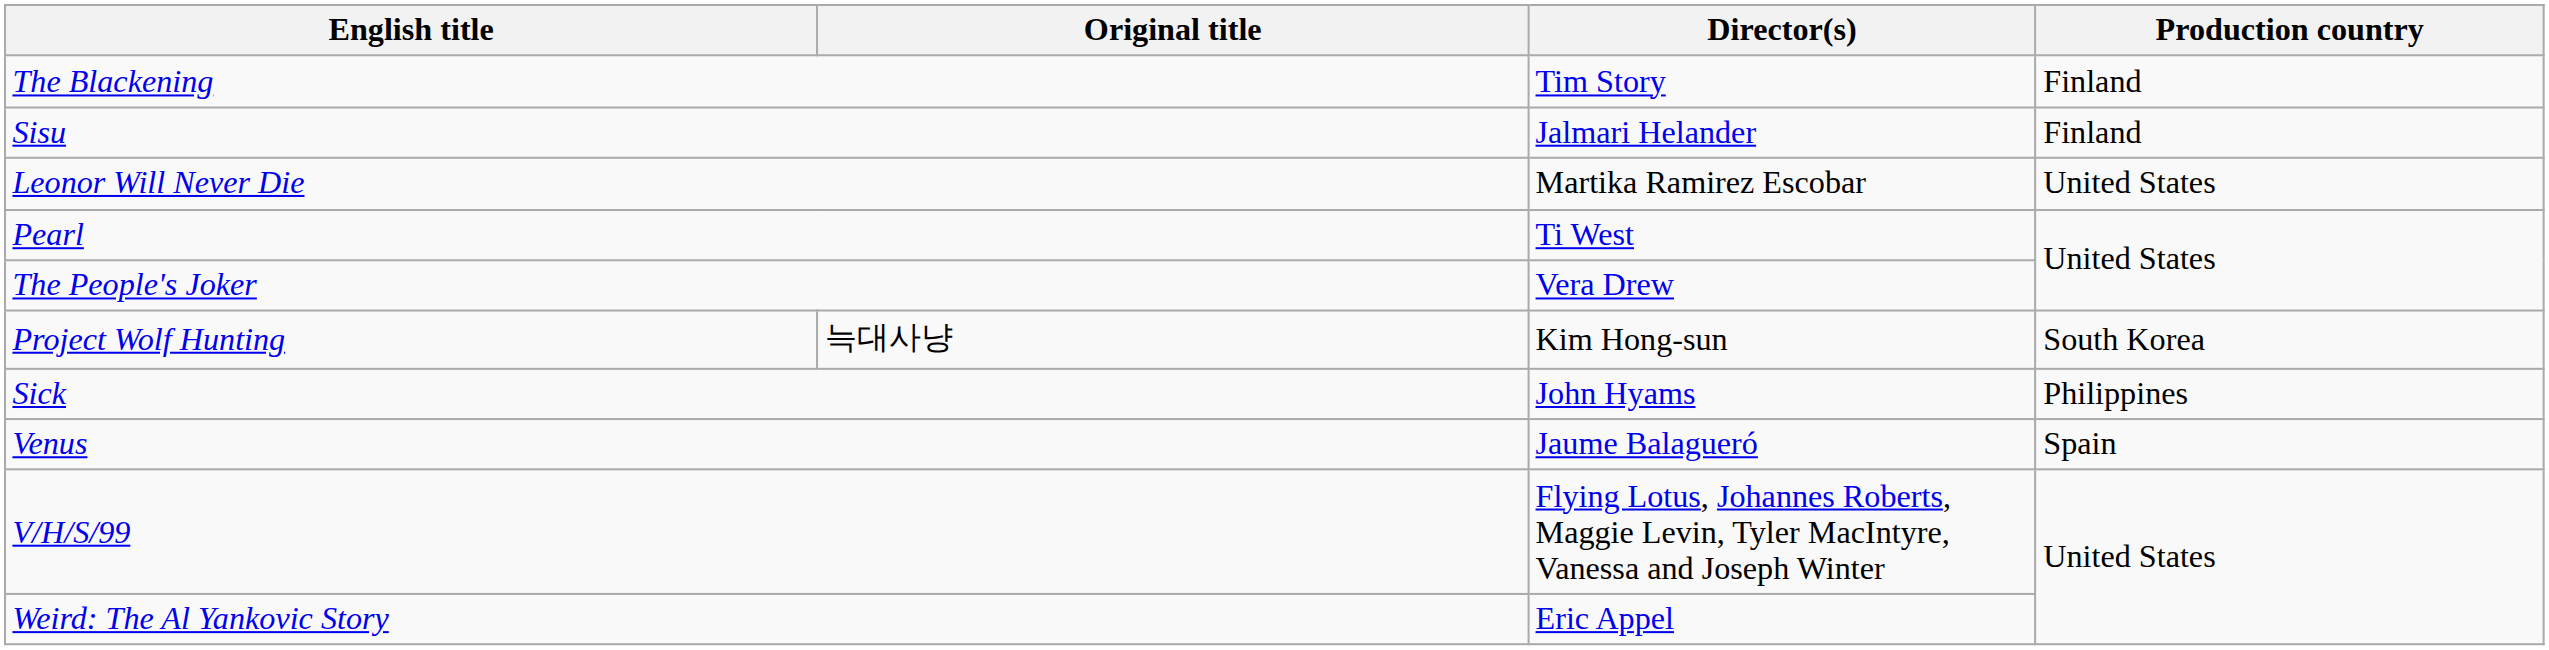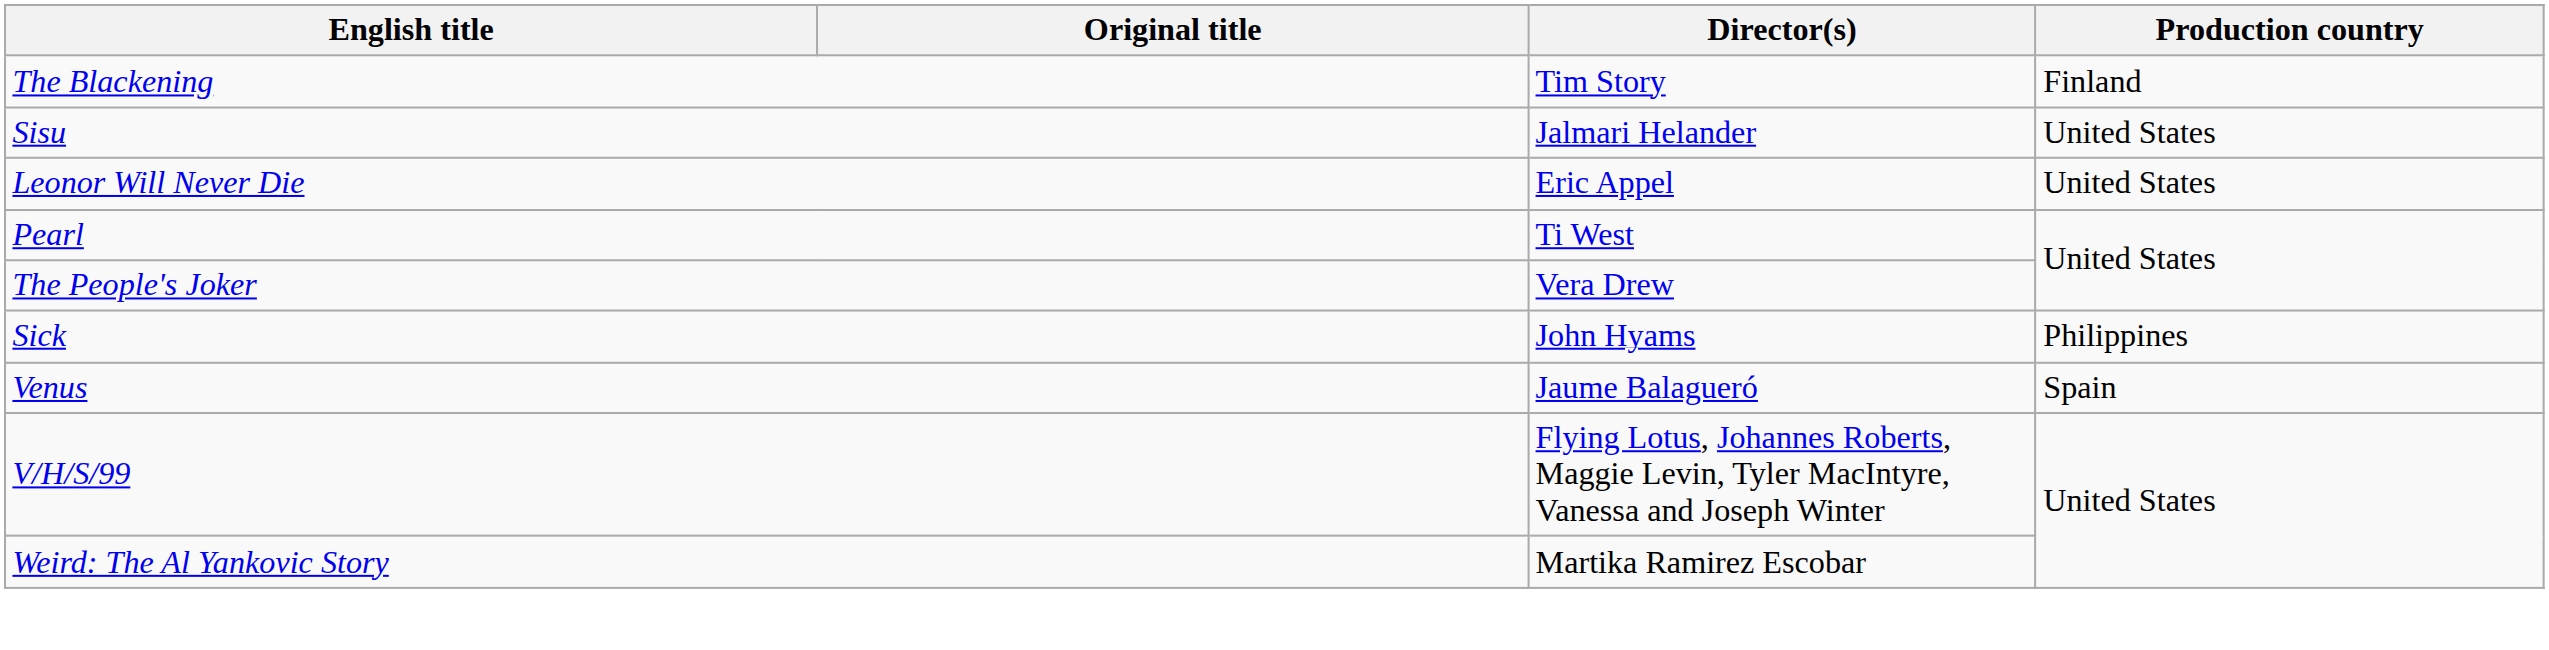(2092, 132) Finland -> (2129, 132) United States
(1701, 183) Martika Ramirez Escobar -> (1605, 183) Eric Appel
- row: (149, 339)
(1605, 618) Eric Appel -> (1701, 561) Martika Ramirez Escobar
